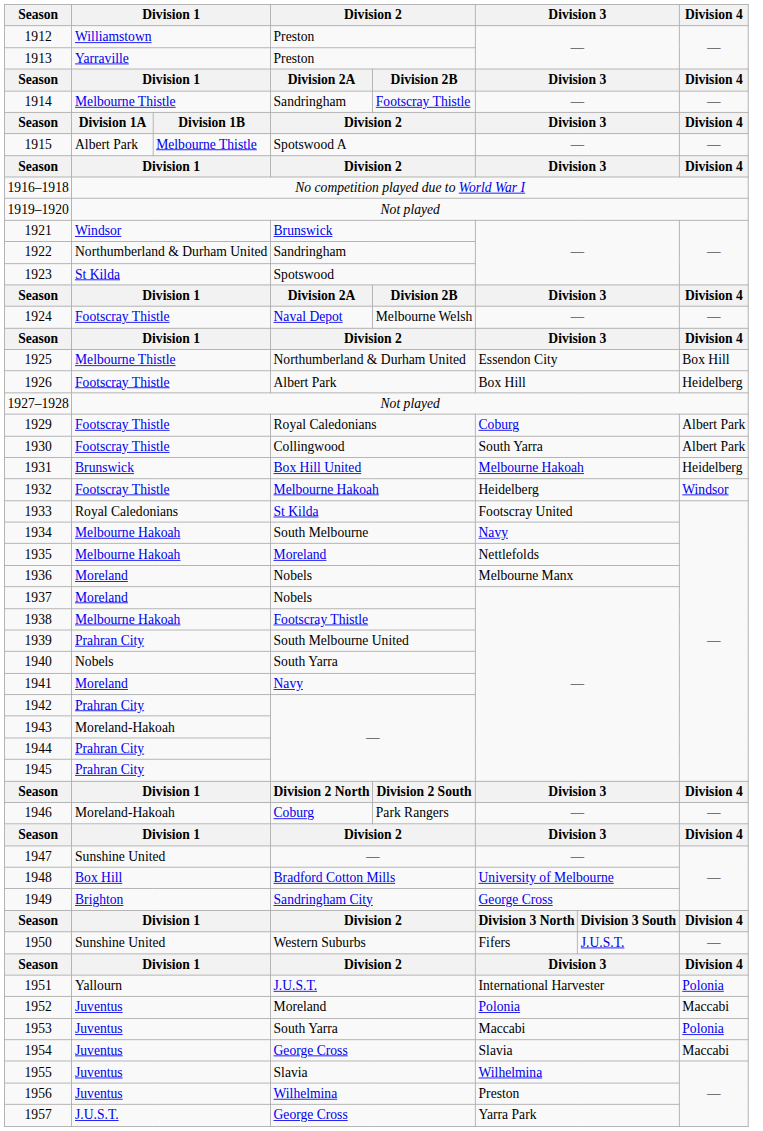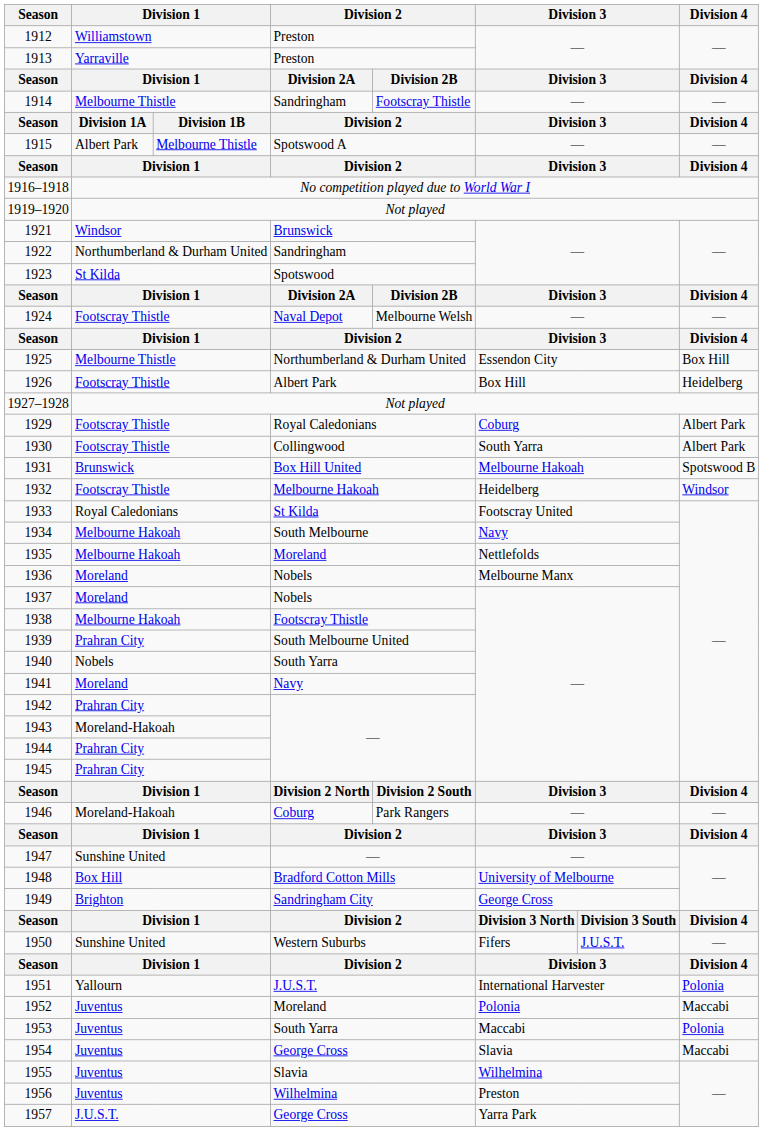(712, 468) Heidelberg -> (719, 468) Spotswood B
